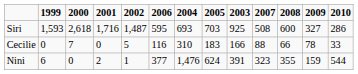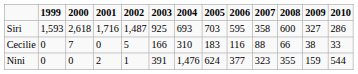columns swapped: (240, 12) <-> (162, 12)
(262, 28) 508 -> (262, 28) 358
(310, 45) 78 -> (310, 45) 38
(43, 61) 6 -> (43, 61) 0
